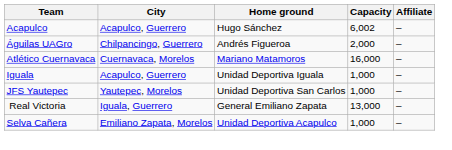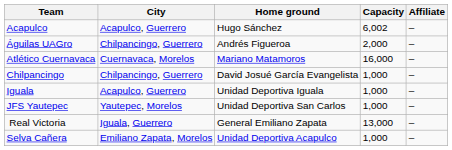+ row: (35, 75)
